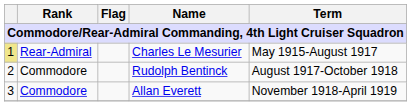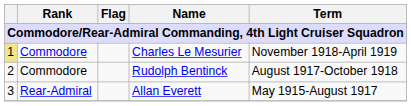(56, 52) Rear-Admiral -> (53, 52) Commodore
(315, 52) May 1915-August 1917 -> (324, 52) November 1918-April 1919
(53, 91) Commodore -> (56, 91) Rear-Admiral
(324, 91) November 1918-April 1919 -> (315, 91) May 1915-August 1917
